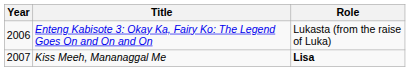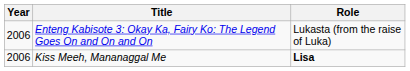(19, 58) 2007 -> (19, 58) 2006
